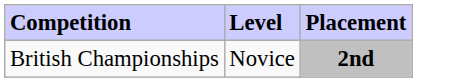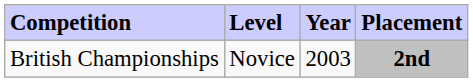+ column: (328, 22)
